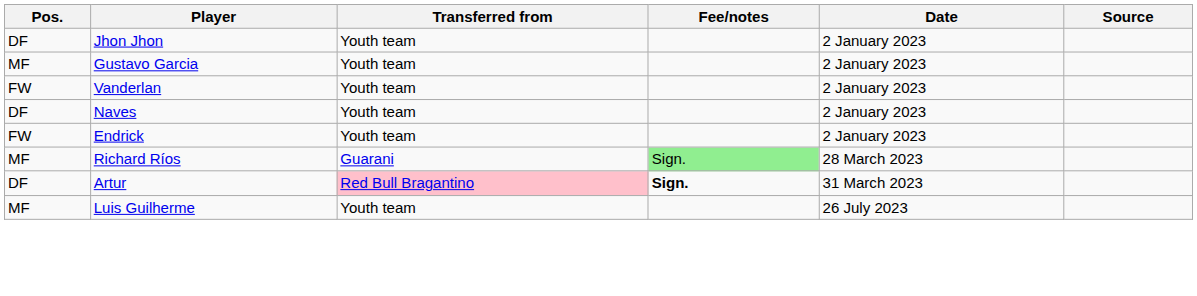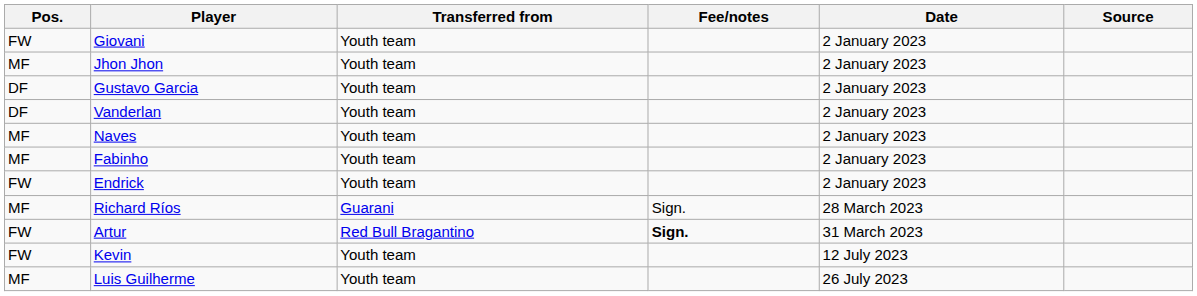+ row: (119, 40)
(18, 40) DF -> (19, 64) MF
(19, 64) MF -> (18, 88) DF
(20, 88) FW -> (18, 112) DF
(18, 112) DF -> (19, 136) MF
+ row: (121, 160)
(669, 160) lightgreen background -> (669, 207) no background
(18, 183) DF -> (20, 231) FW
(407, 183) pink background -> (407, 231) no background
+ row: (113, 255)
